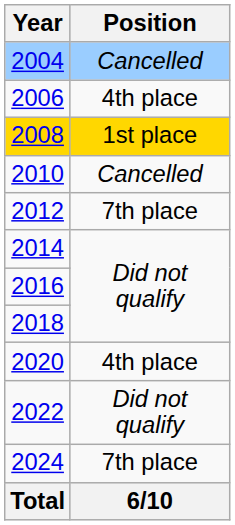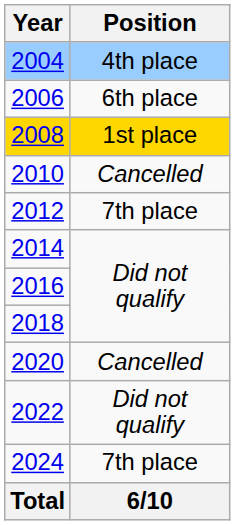(150, 60) Cancelled -> (150, 60) 4th place
(150, 98) 4th place -> (150, 98) 6th place
(150, 361) 4th place -> (150, 361) Cancelled
